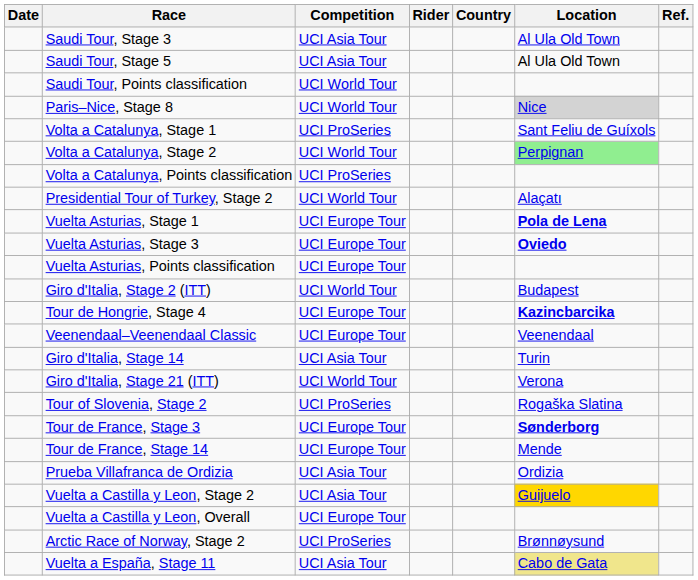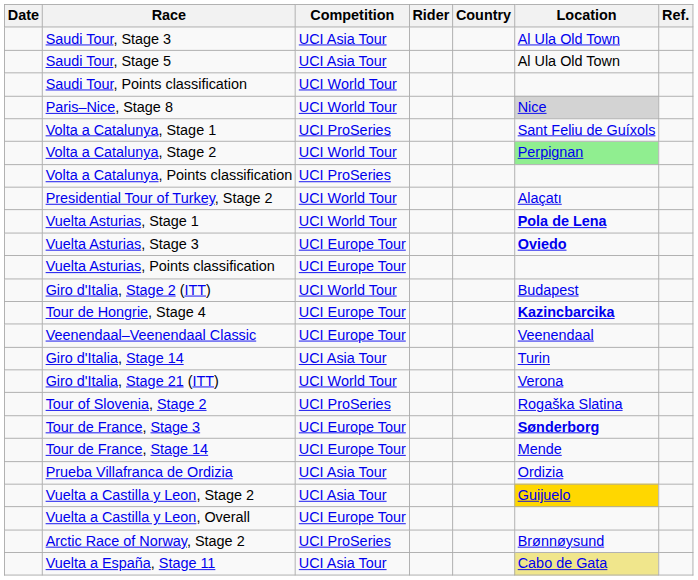(352, 221) UCI Europe Tour -> (348, 221) UCI World Tour
